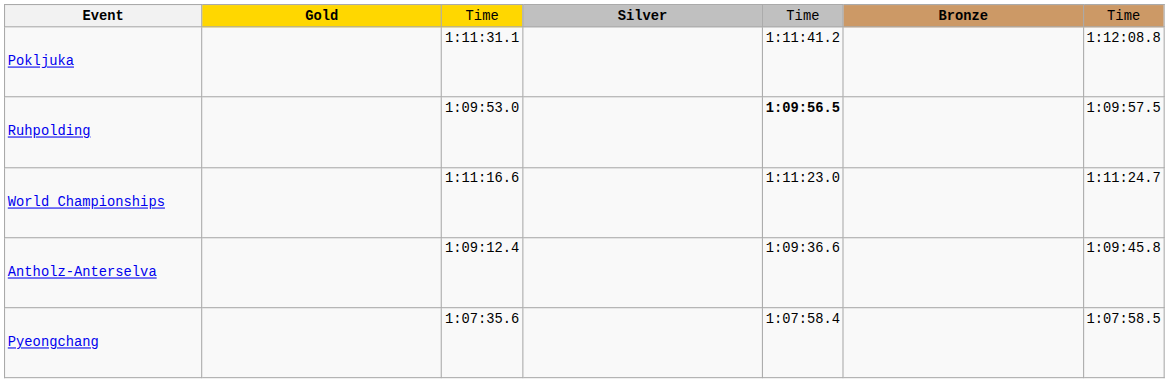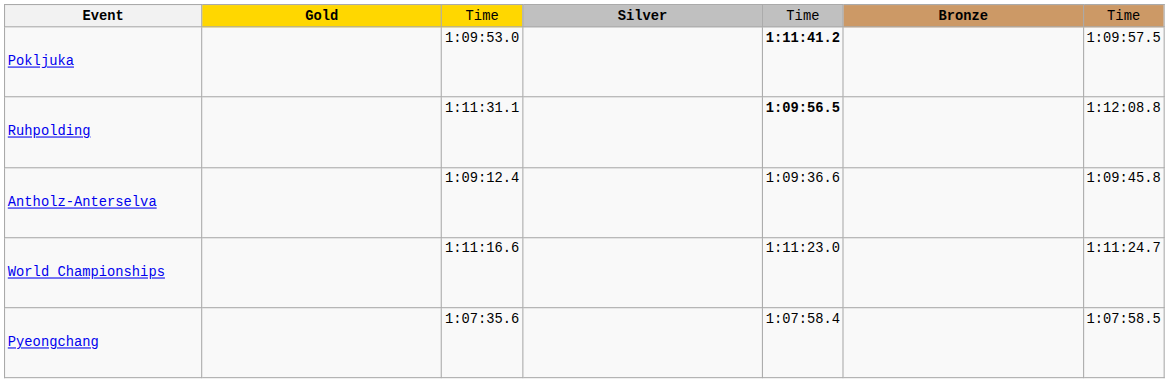(482, 38) 1:11:31.1 -> (482, 38) 1:09:53.0
(803, 38) normal -> (803, 38) bold
(1124, 38) 1:12:08.8 -> (1124, 38) 1:09:57.5
(482, 108) 1:09:53.0 -> (482, 108) 1:11:31.1
(1124, 108) 1:09:57.5 -> (1124, 108) 1:12:08.8
rows swapped: (82, 273) <-> (86, 202)
